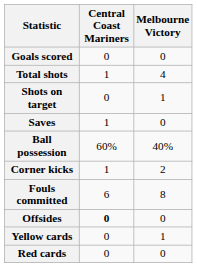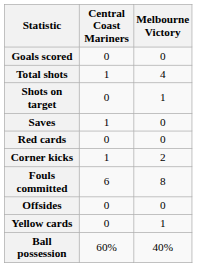rows swapped: (42, 146) <-> (42, 254)
(107, 218) bold -> (107, 205) normal
